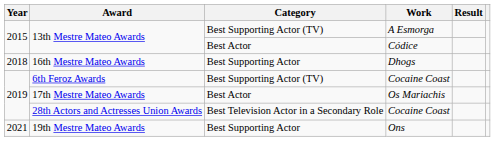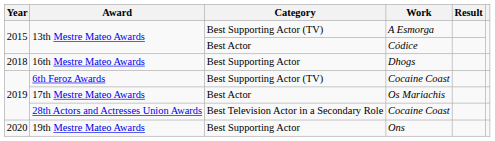(17, 128) 2021 -> (17, 128) 2020
